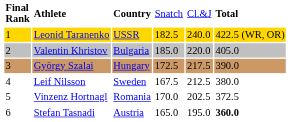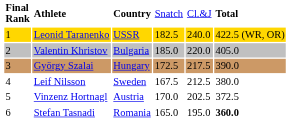(132, 97) Romania -> (129, 97) Austria
(129, 112) Austria -> (132, 112) Romania
